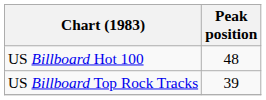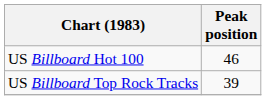(231, 58) 48 -> (231, 58) 46
